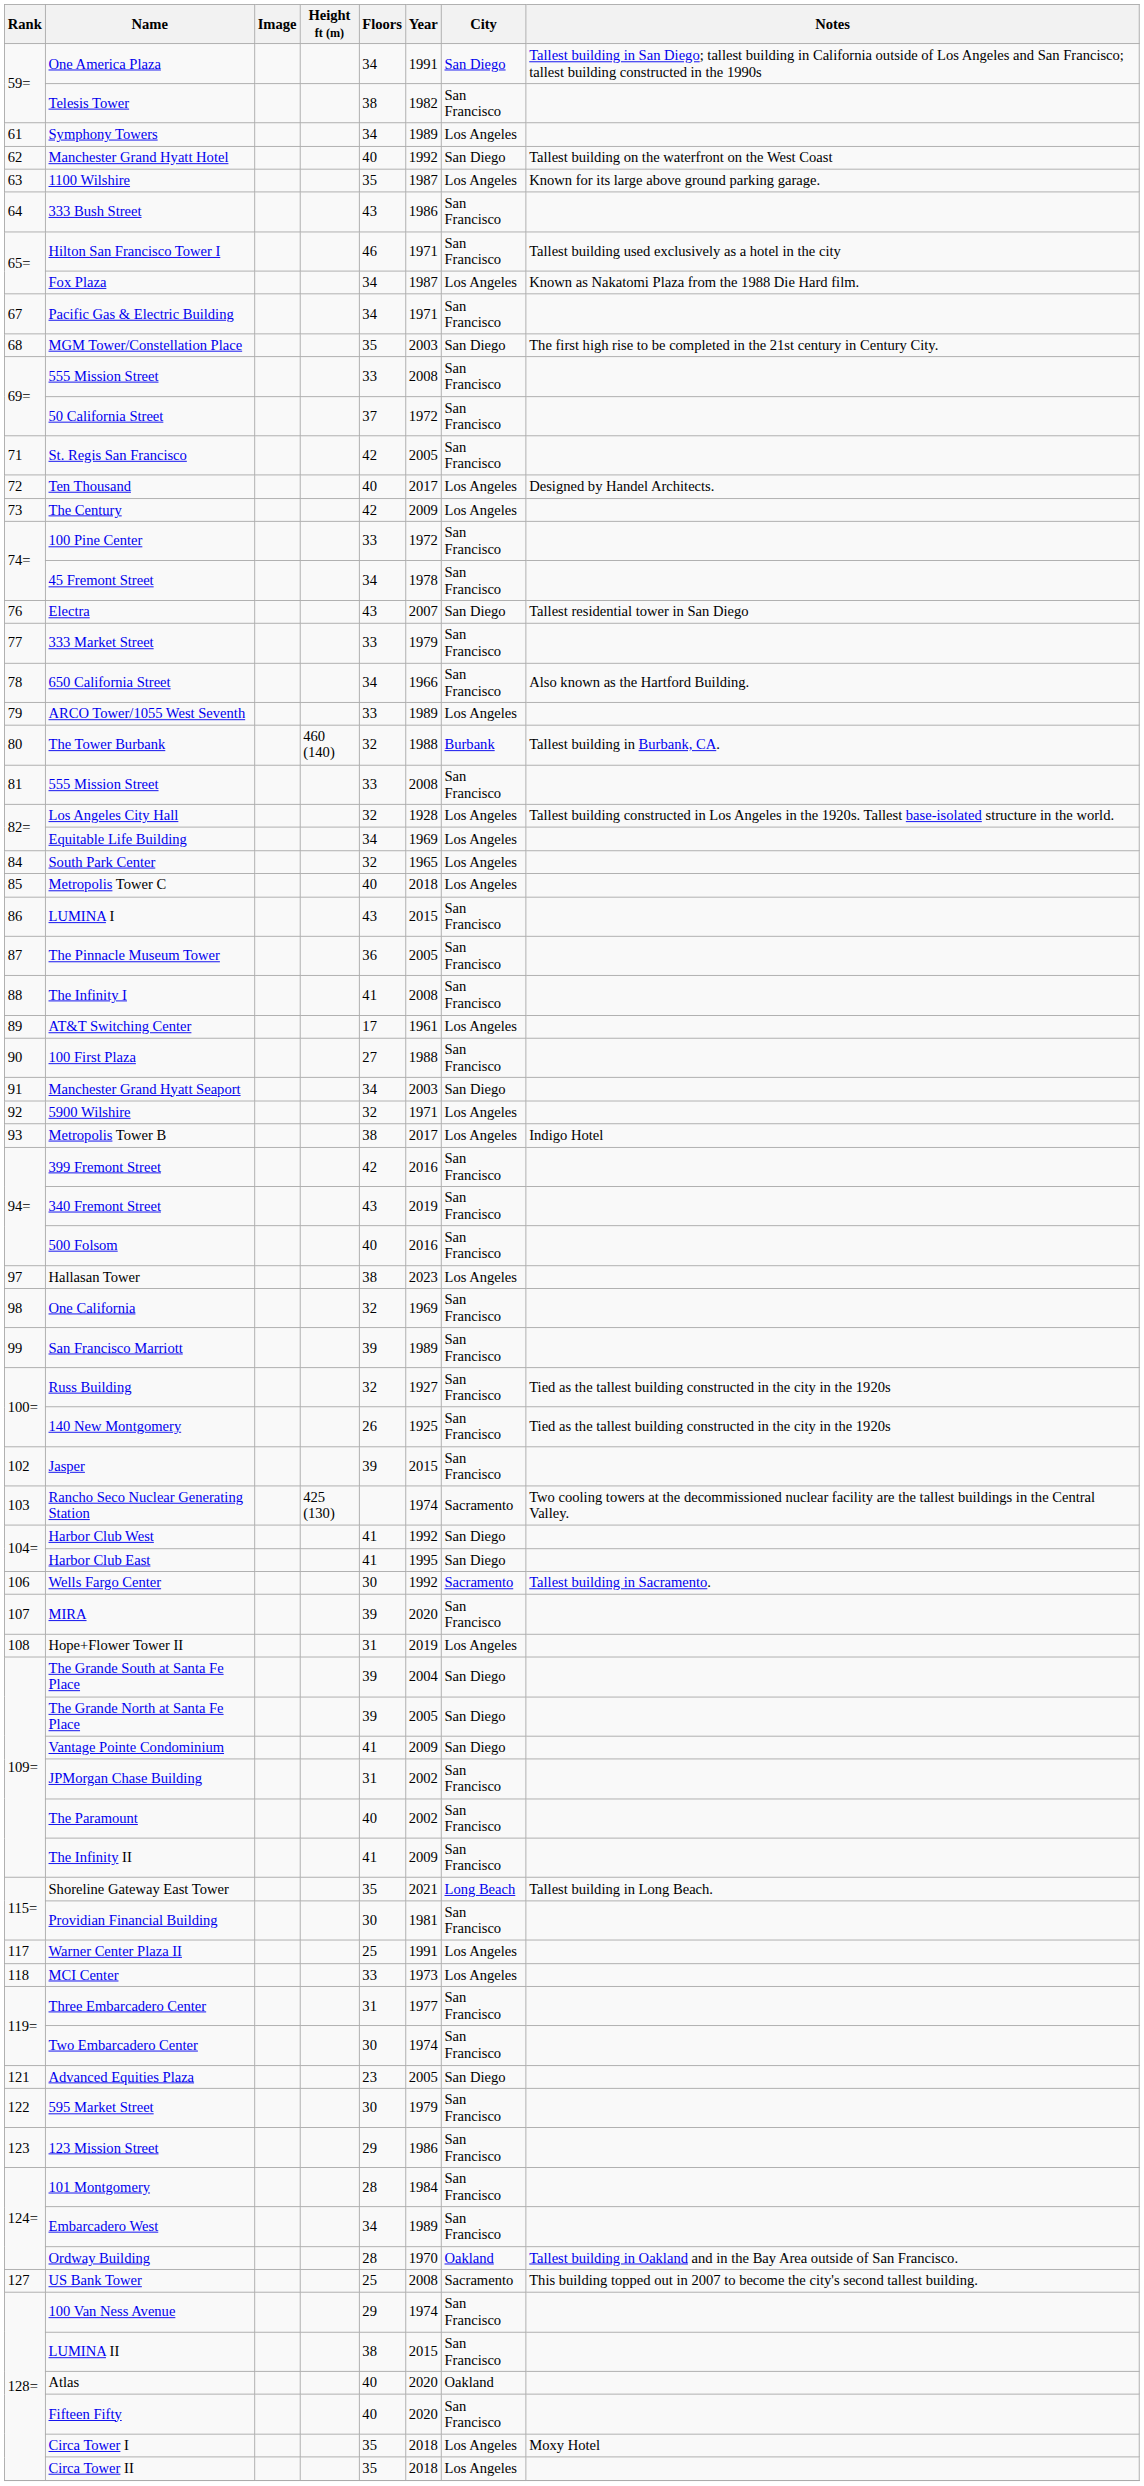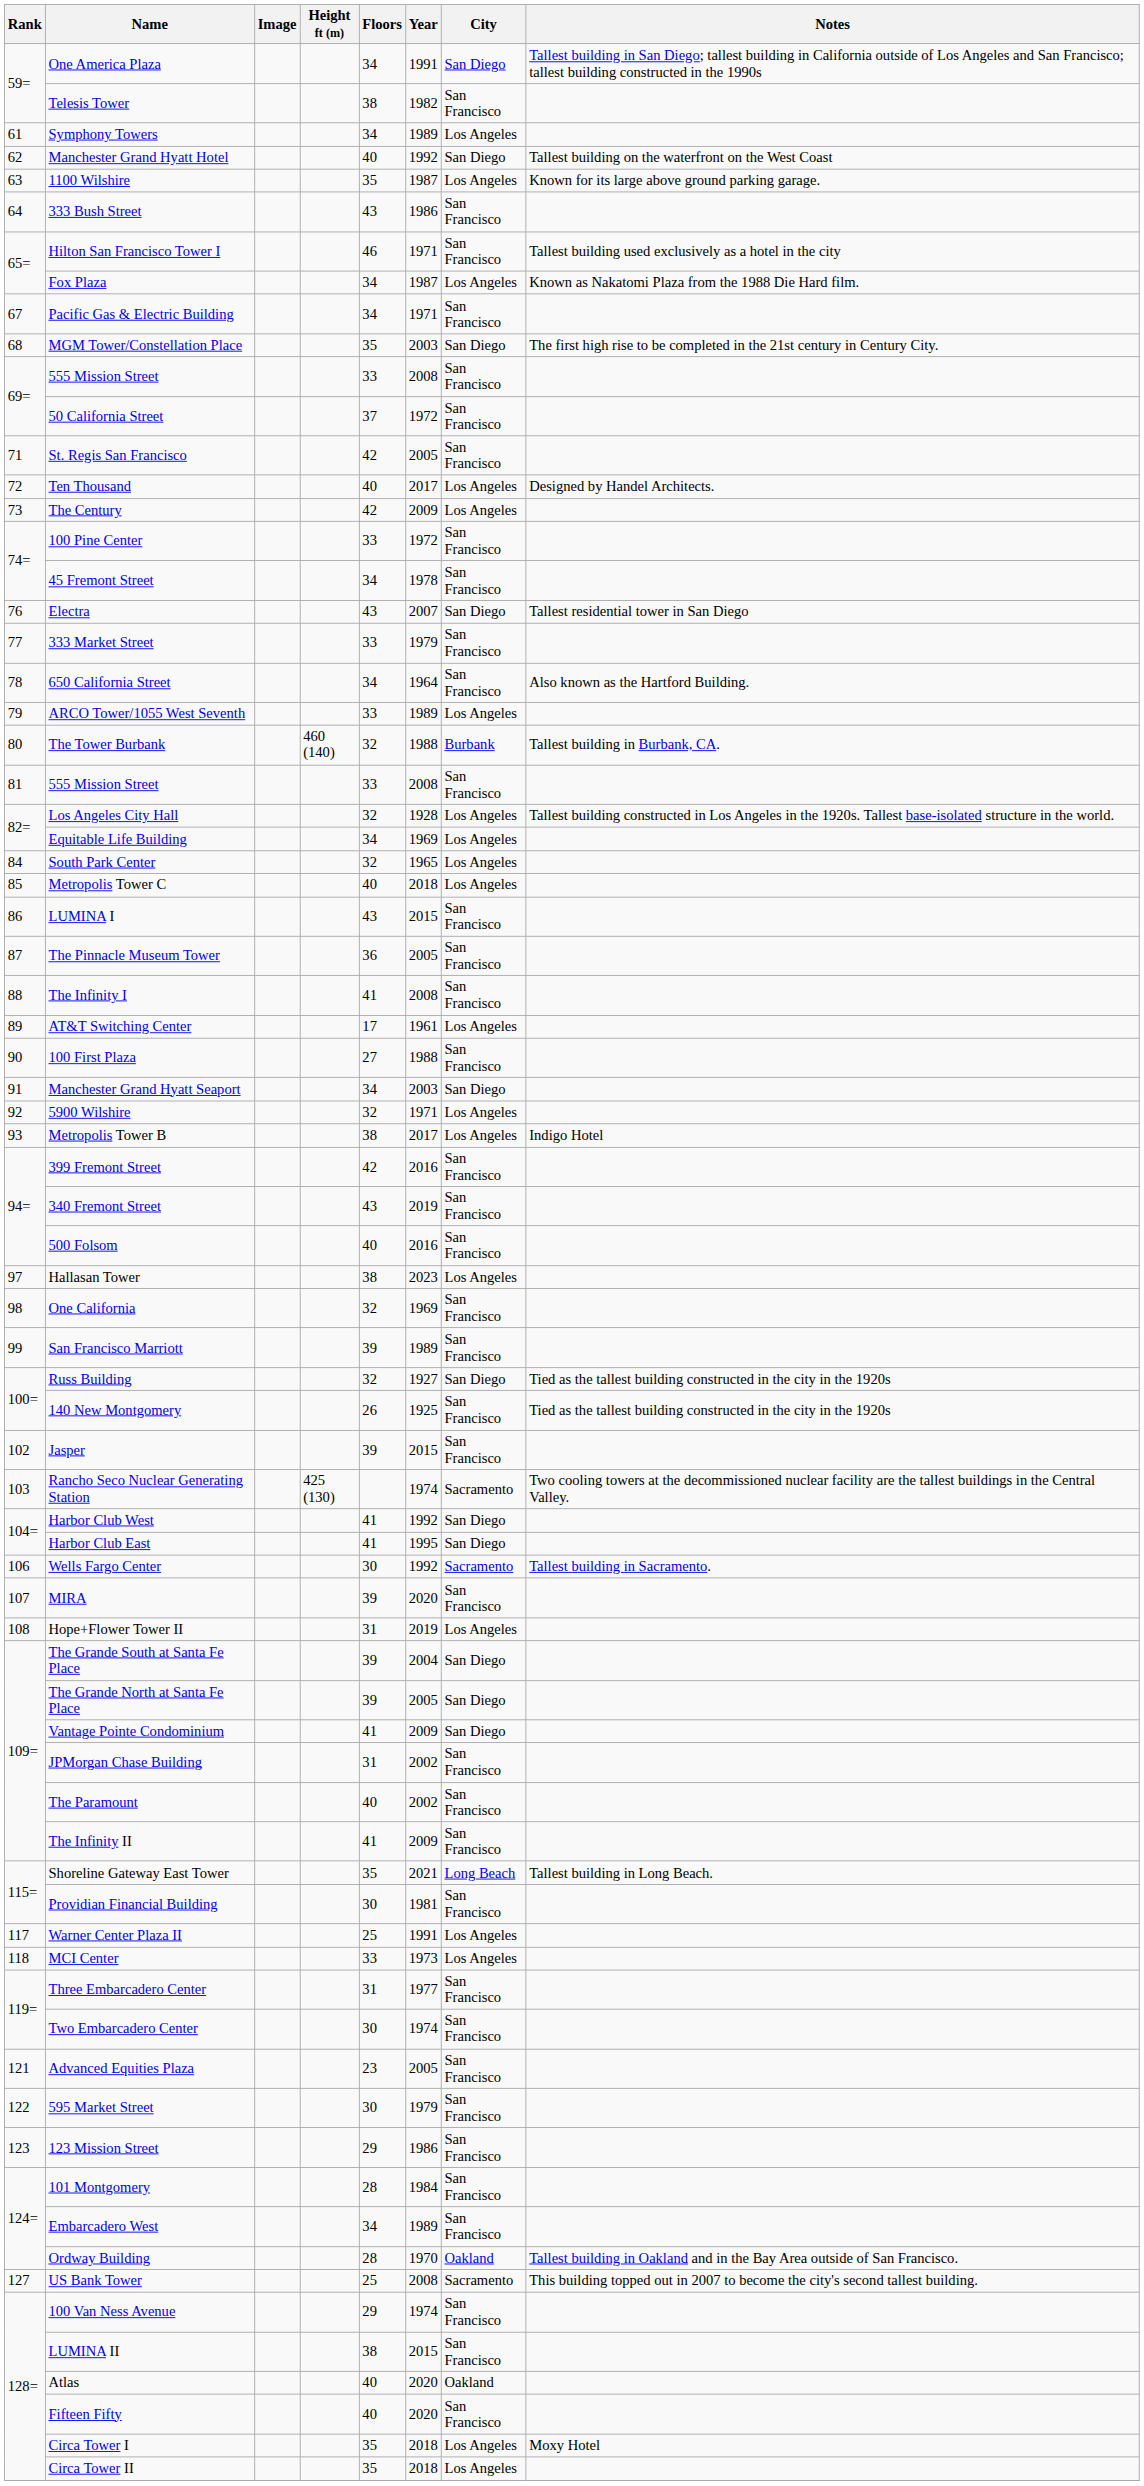(423, 682) 1966 -> (423, 682) 1964
(473, 1387) San Francisco -> (475, 1378) San Diego
(475, 2076) San Diego -> (473, 2068) San Francisco
